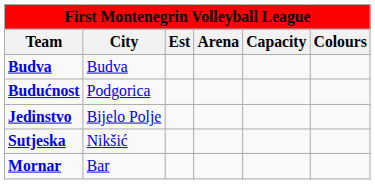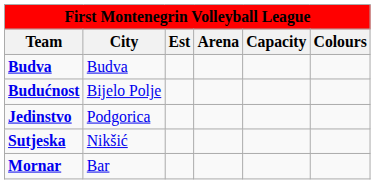(119, 91) Podgorica -> (124, 91) Bijelo Polje
(124, 116) Bijelo Polje -> (119, 116) Podgorica
